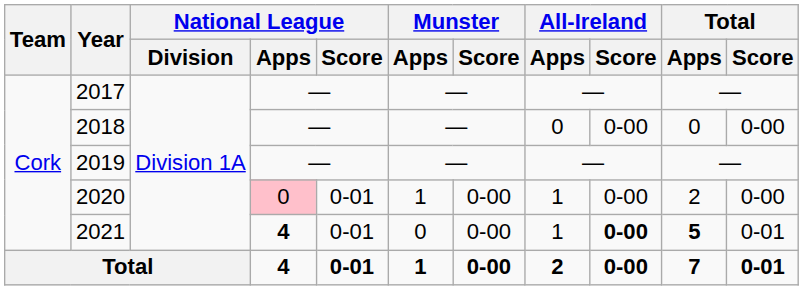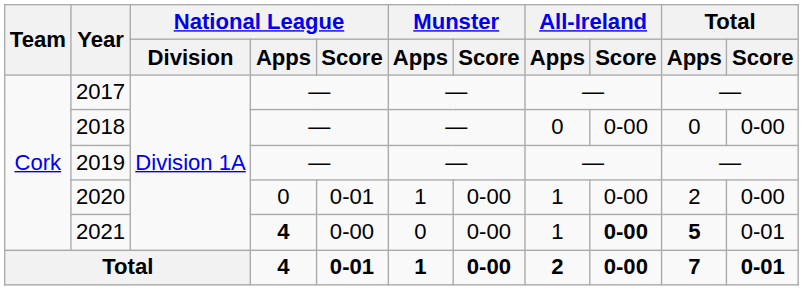(284, 197) pink background -> (284, 197) no background
(352, 232) 0-01 -> (352, 232) 0-00
